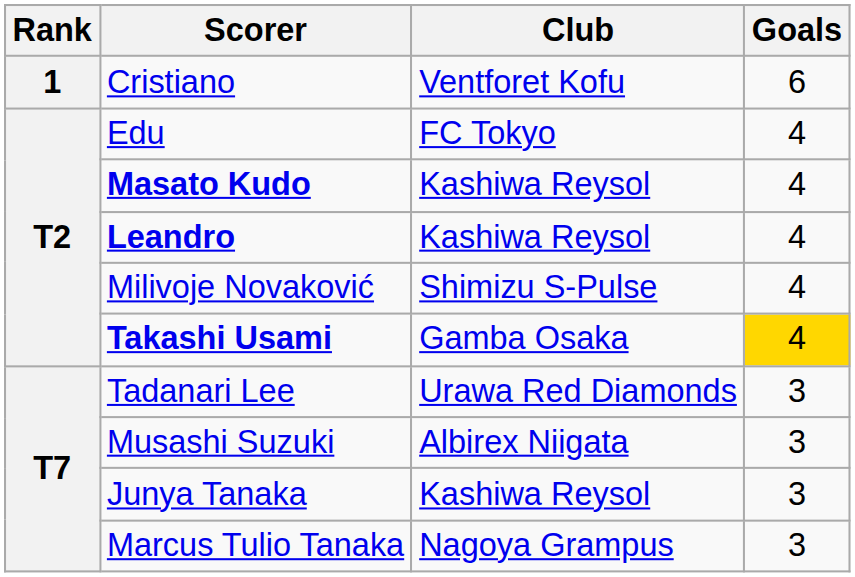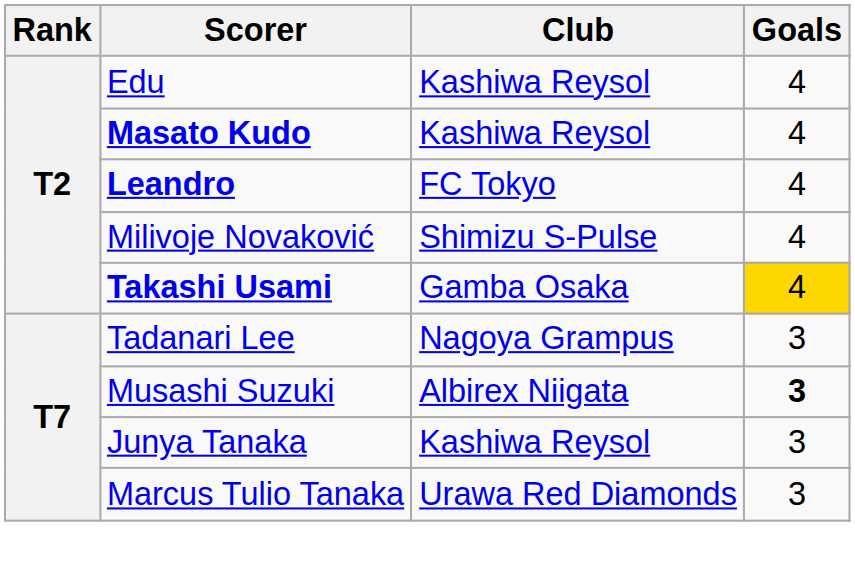- row: (171, 81)
(487, 133) FC Tokyo -> (535, 81) Kashiwa Reysol
(535, 236) Kashiwa Reysol -> (487, 184) FC Tokyo
(578, 390) Urawa Red Diamonds -> (546, 339) Nagoya Grampus
(797, 442) normal -> (797, 390) bold
(546, 545) Nagoya Grampus -> (578, 493) Urawa Red Diamonds
